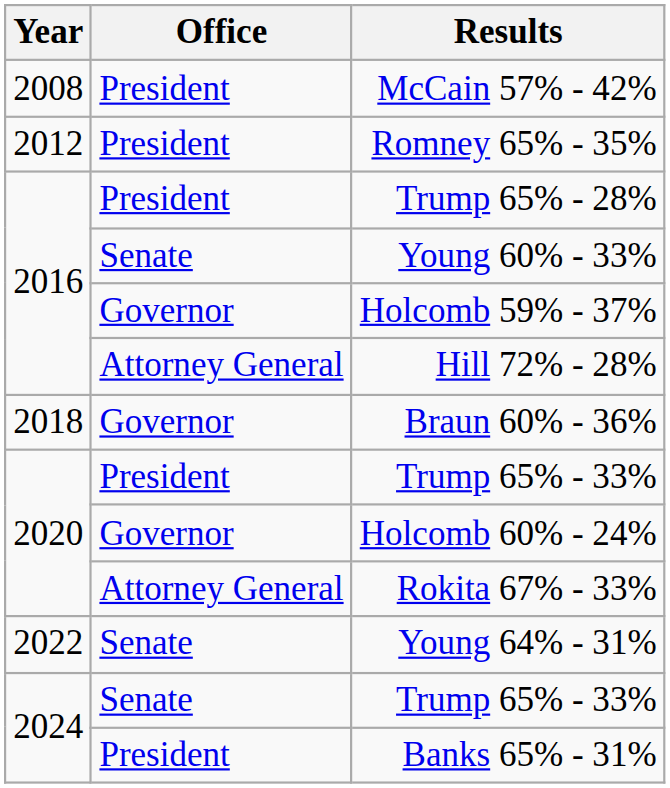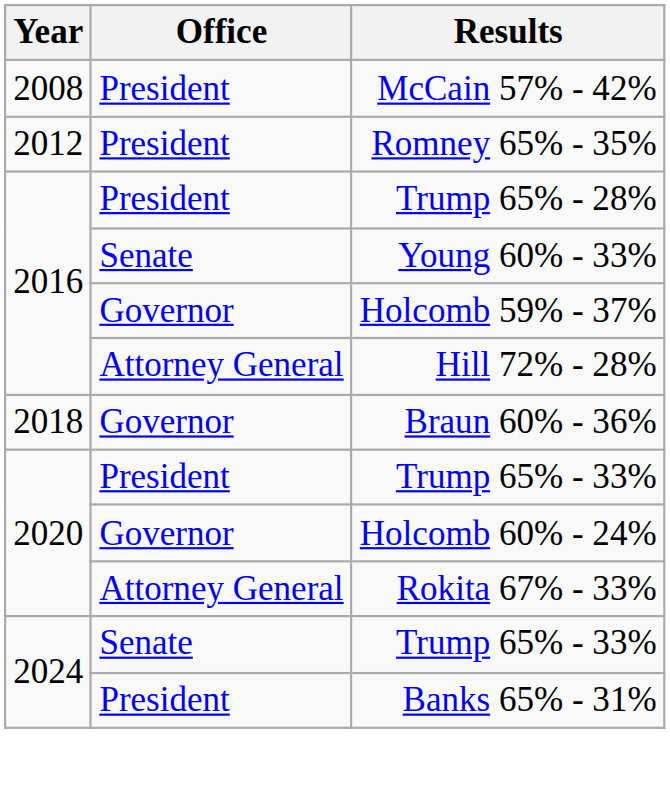- row: (48, 643)
